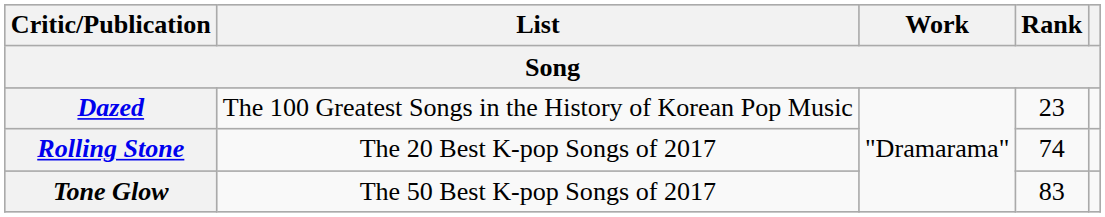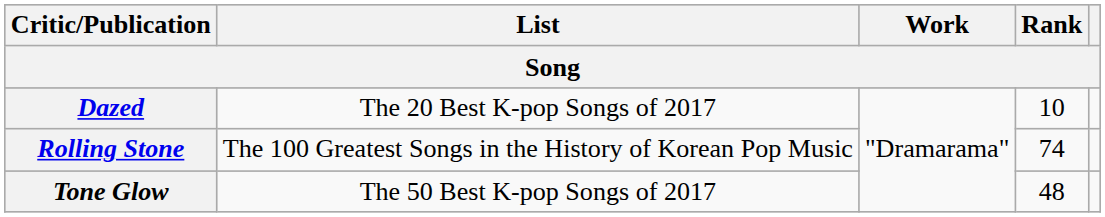(538, 107) The 100 Greatest Songs in the History of Korean Pop Music -> (538, 107) The 20 Best K-pop Songs of 2017
(1052, 107) 23 -> (1052, 107) 10
(538, 149) The 20 Best K-pop Songs of 2017 -> (538, 149) The 100 Greatest Songs in the History of Korean Pop Music
(1052, 190) 83 -> (1052, 190) 48
